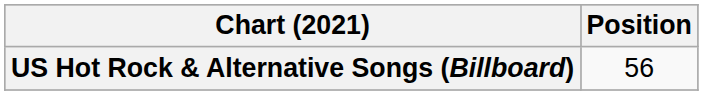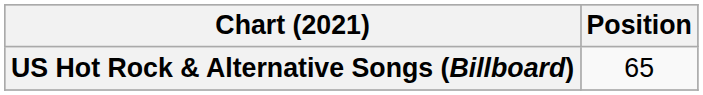(639, 68) 56 -> (639, 68) 65
